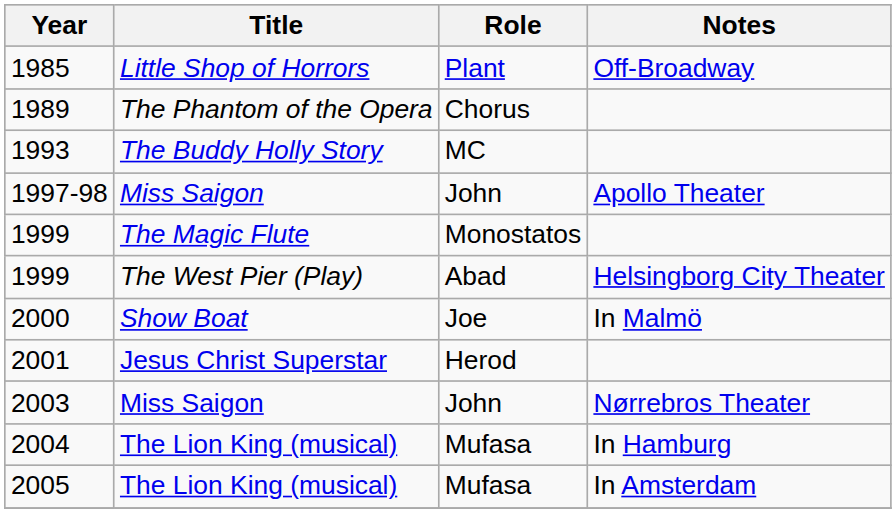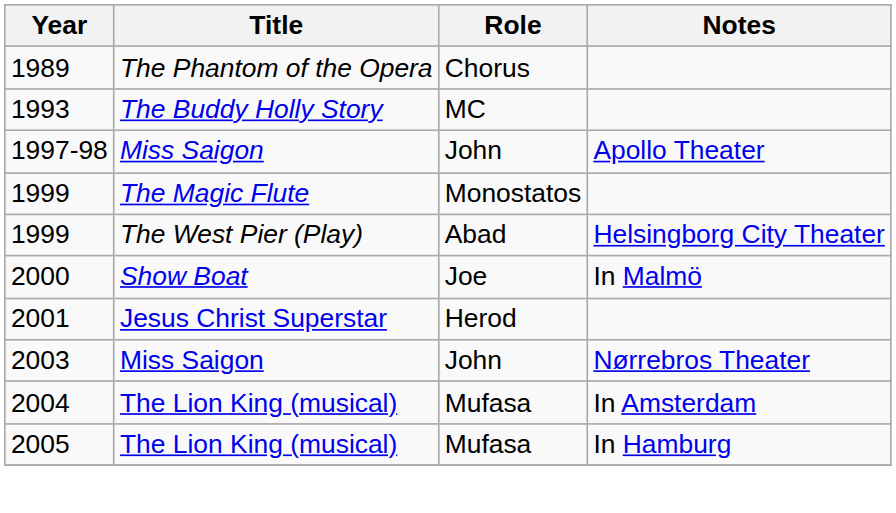- row: (40, 67)
(662, 444) In Hamburg -> (675, 402) In Amsterdam
(675, 485) In Amsterdam -> (662, 444) In Hamburg
